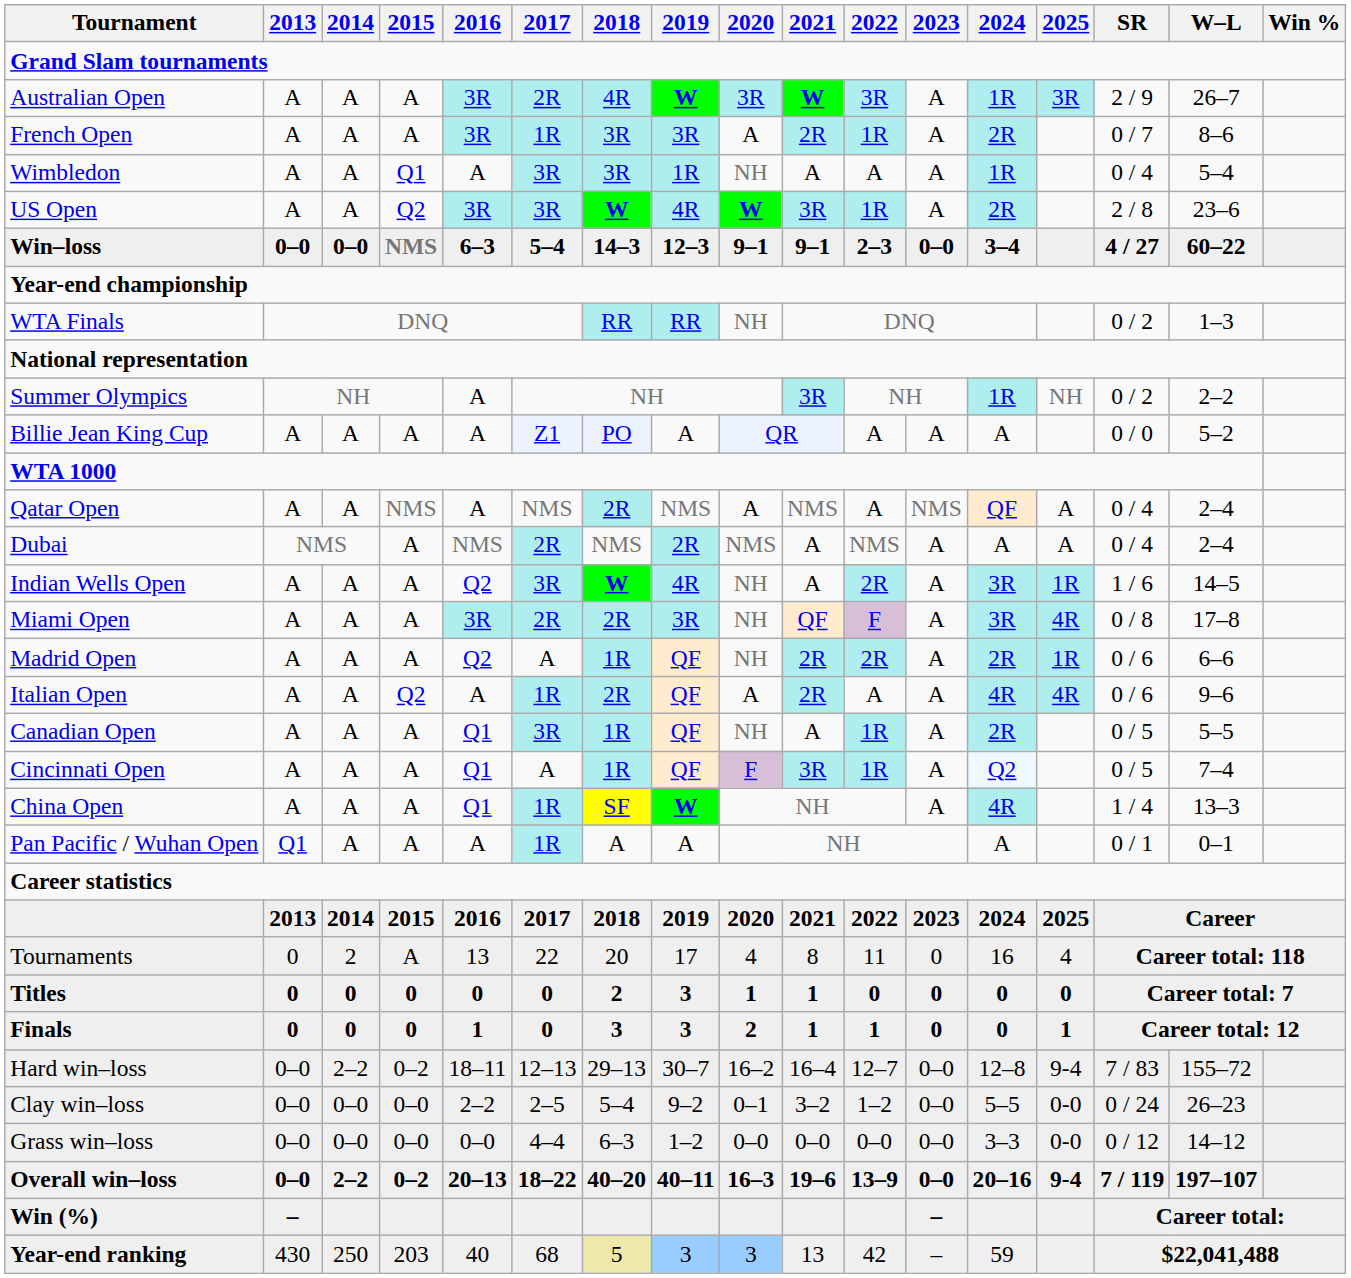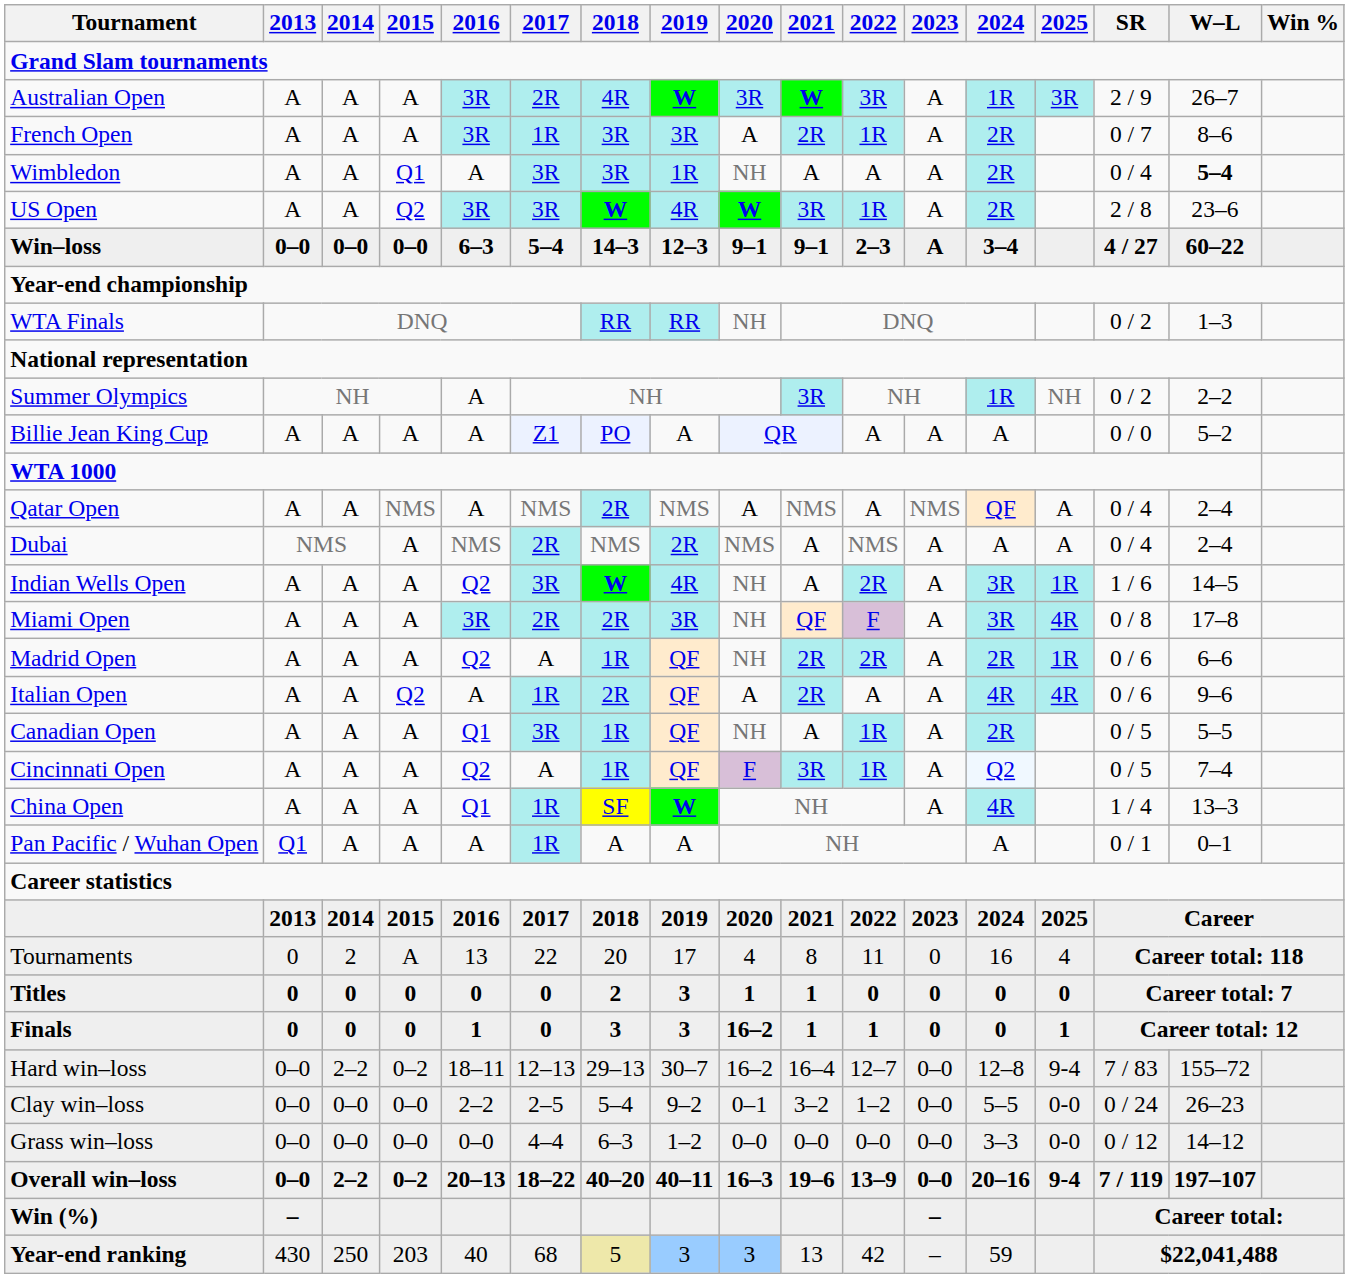(1002, 172) 1R -> (1001, 172) 2R
(1216, 172) normal -> (1215, 172) bold
(411, 246) NMS -> (410, 246) 0–0
(936, 246) 0–0 -> (935, 246) A
(477, 769) Q1 -> (476, 769) Q2
(751, 1030) 2 -> (749, 1030) 16–2
